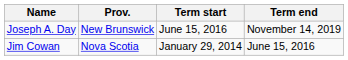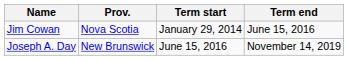rows swapped: (33, 47) <-> (41, 30)
